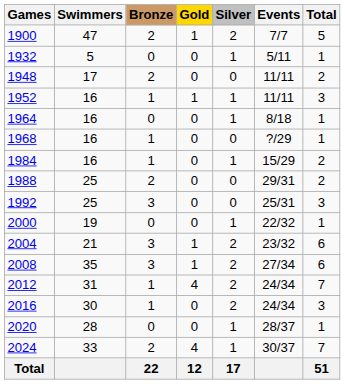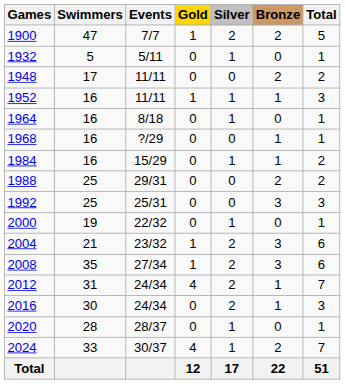columns swapped: (279, 14) <-> (151, 14)
